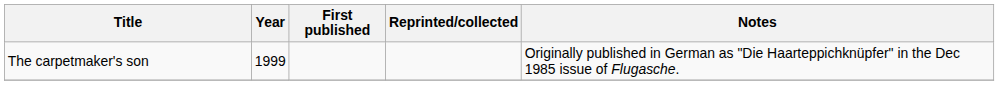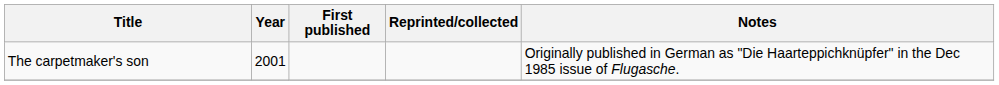(270, 61) 1999 -> (270, 61) 2001
